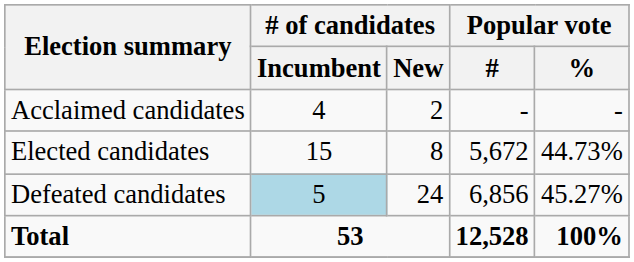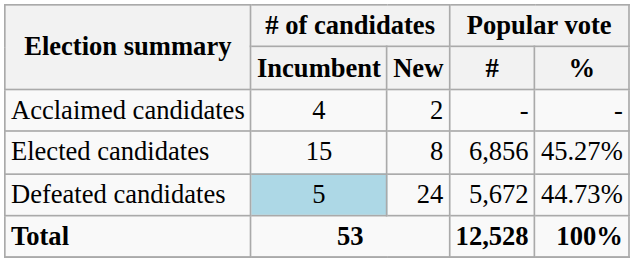(499, 151) 5,672 -> (499, 151) 6,856
(582, 151) 44.73% -> (582, 151) 45.27%
(499, 194) 6,856 -> (499, 194) 5,672
(582, 194) 45.27% -> (582, 194) 44.73%
